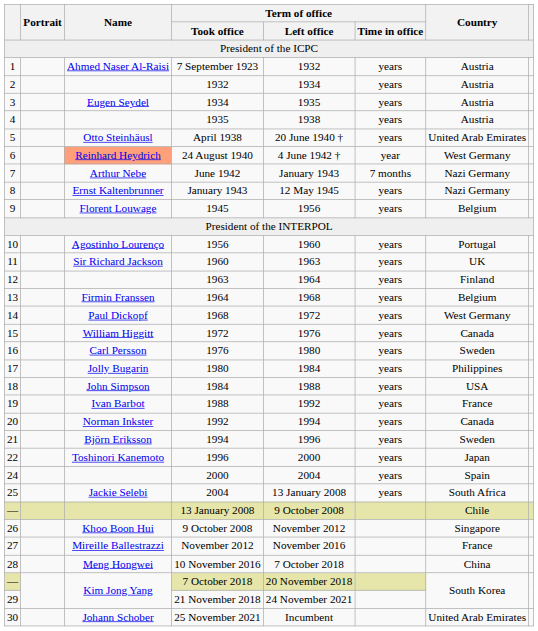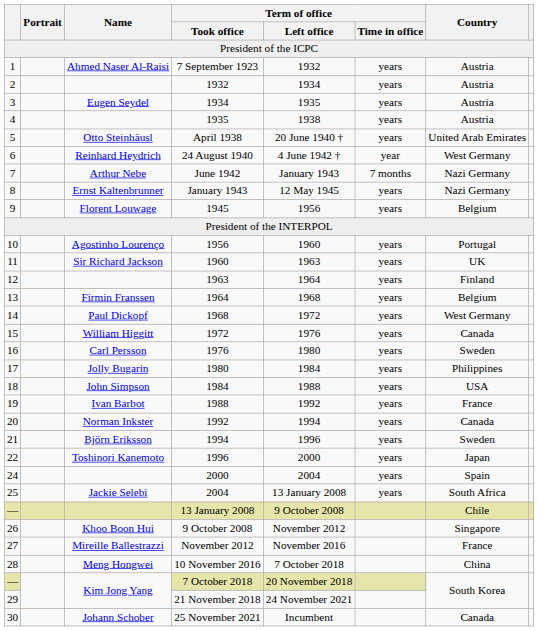(118, 155) lightsalmon background -> (118, 155) no background
(477, 617) United Arab Emirates -> (477, 617) Canada
